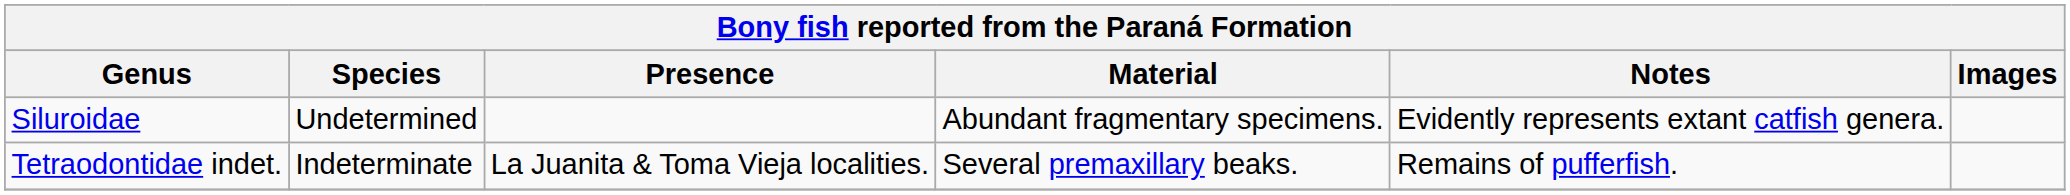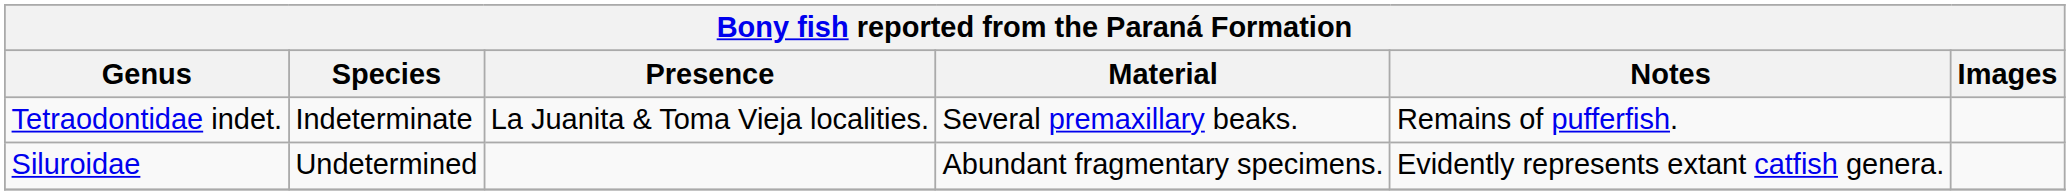rows swapped: (76, 119) <-> (147, 165)
